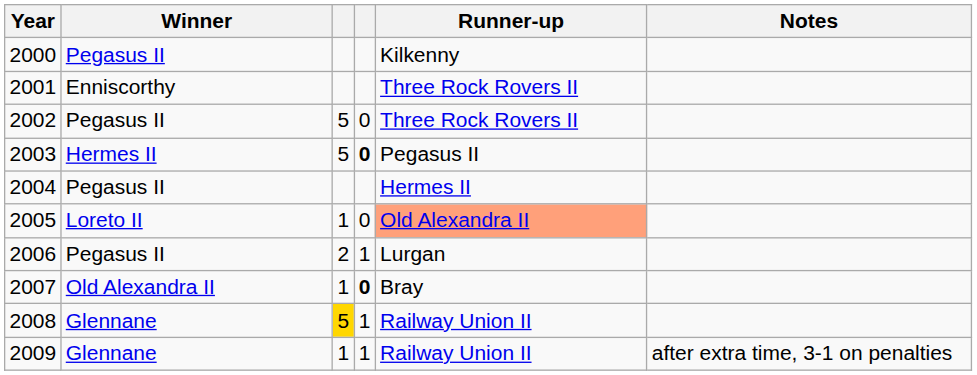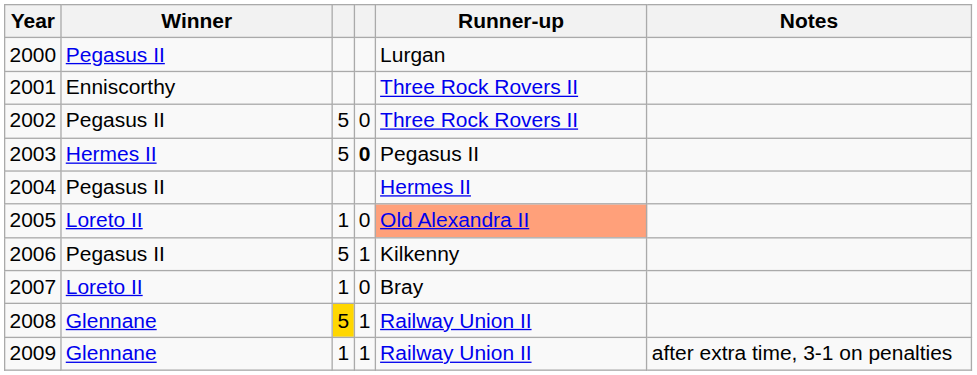(420, 54) Kilkenny -> (413, 54) Lurgan
(343, 253) 2 -> (343, 253) 5
(413, 253) Lurgan -> (420, 253) Kilkenny
(140, 287) Old Alexandra II -> (104, 287) Loreto II
(365, 287) bold -> (365, 287) normal
